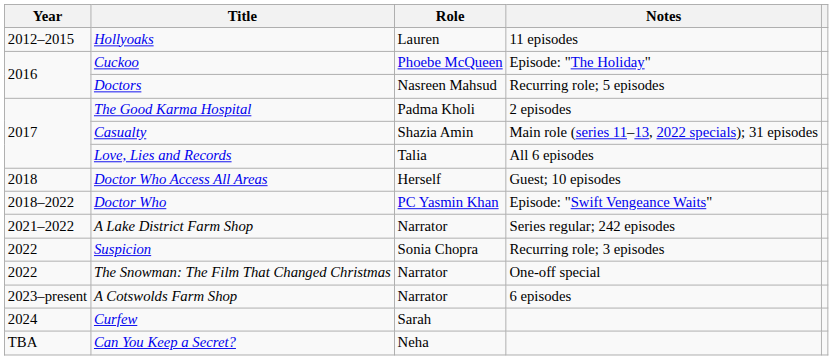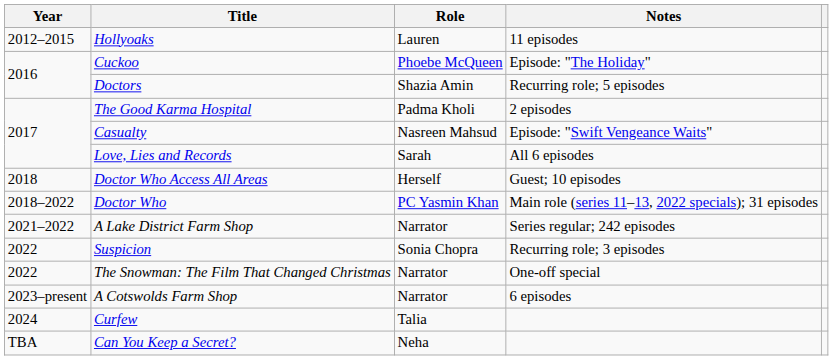(447, 86) Nasreen Mahsud -> (435, 86) Shazia Amin
(435, 132) Shazia Amin -> (447, 132) Nasreen Mahsud
(664, 132) Main role (series 11–13, 2022 specials); 31 episodes -> (611, 132) Episode: "Swift Vengeance Waits"
(412, 156) Talia -> (414, 156) Sarah
(611, 202) Episode: "Swift Vengeance Waits" -> (664, 202) Main role (series 11–13, 2022 specials); 31 episodes
(414, 319) Sarah -> (412, 319) Talia
